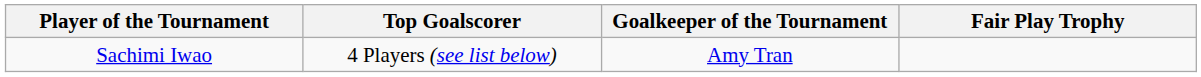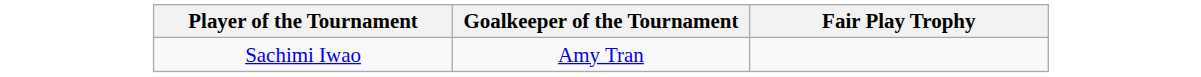- column: (452, 21)
